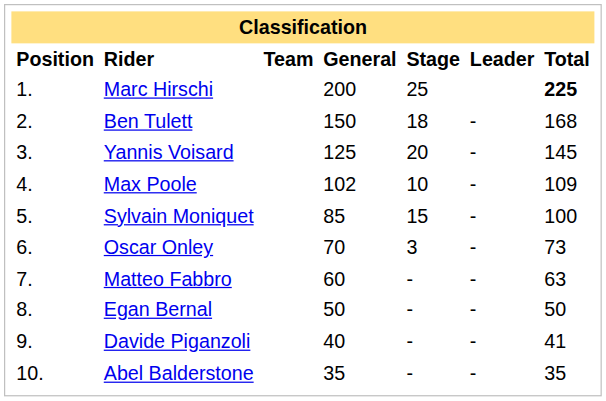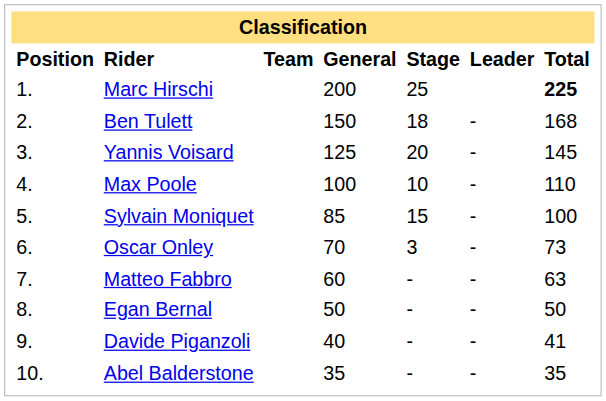(340, 184) 102 -> (340, 184) 100
(561, 184) 109 -> (560, 184) 110
